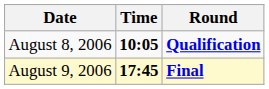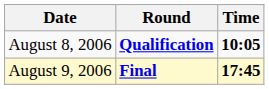columns swapped: (139, 17) <-> (213, 17)
